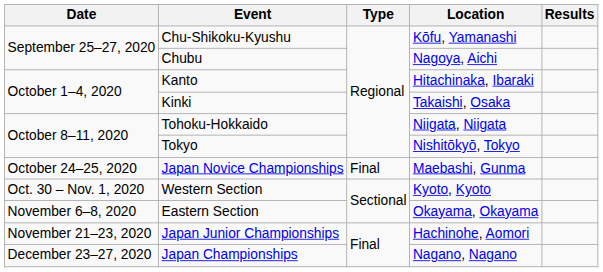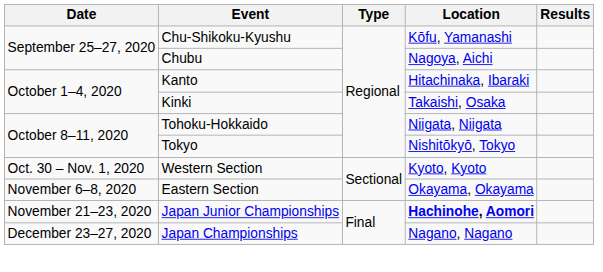- row: (253, 168)
(471, 233) normal -> (471, 211) bold
